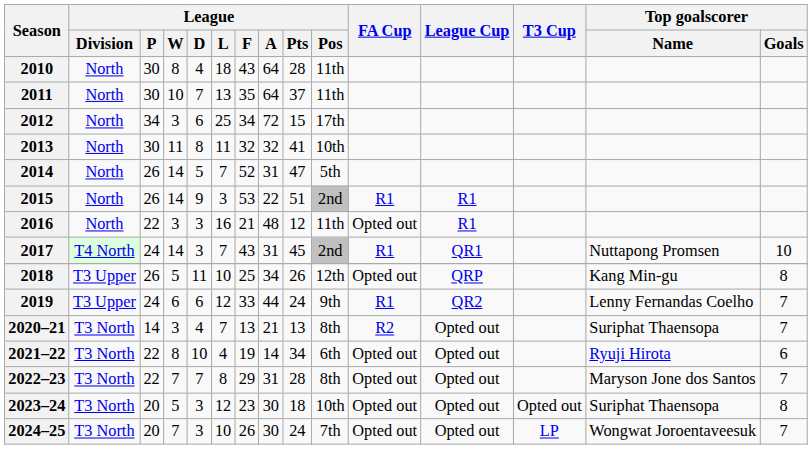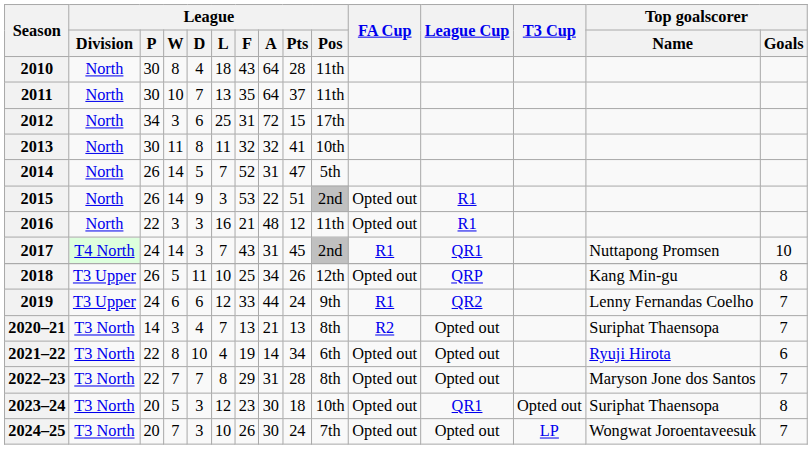(247, 120) 34 -> (247, 120) 31
(385, 198) R1 -> (385, 198) Opted out
(467, 405) Opted out -> (467, 405) QR1
